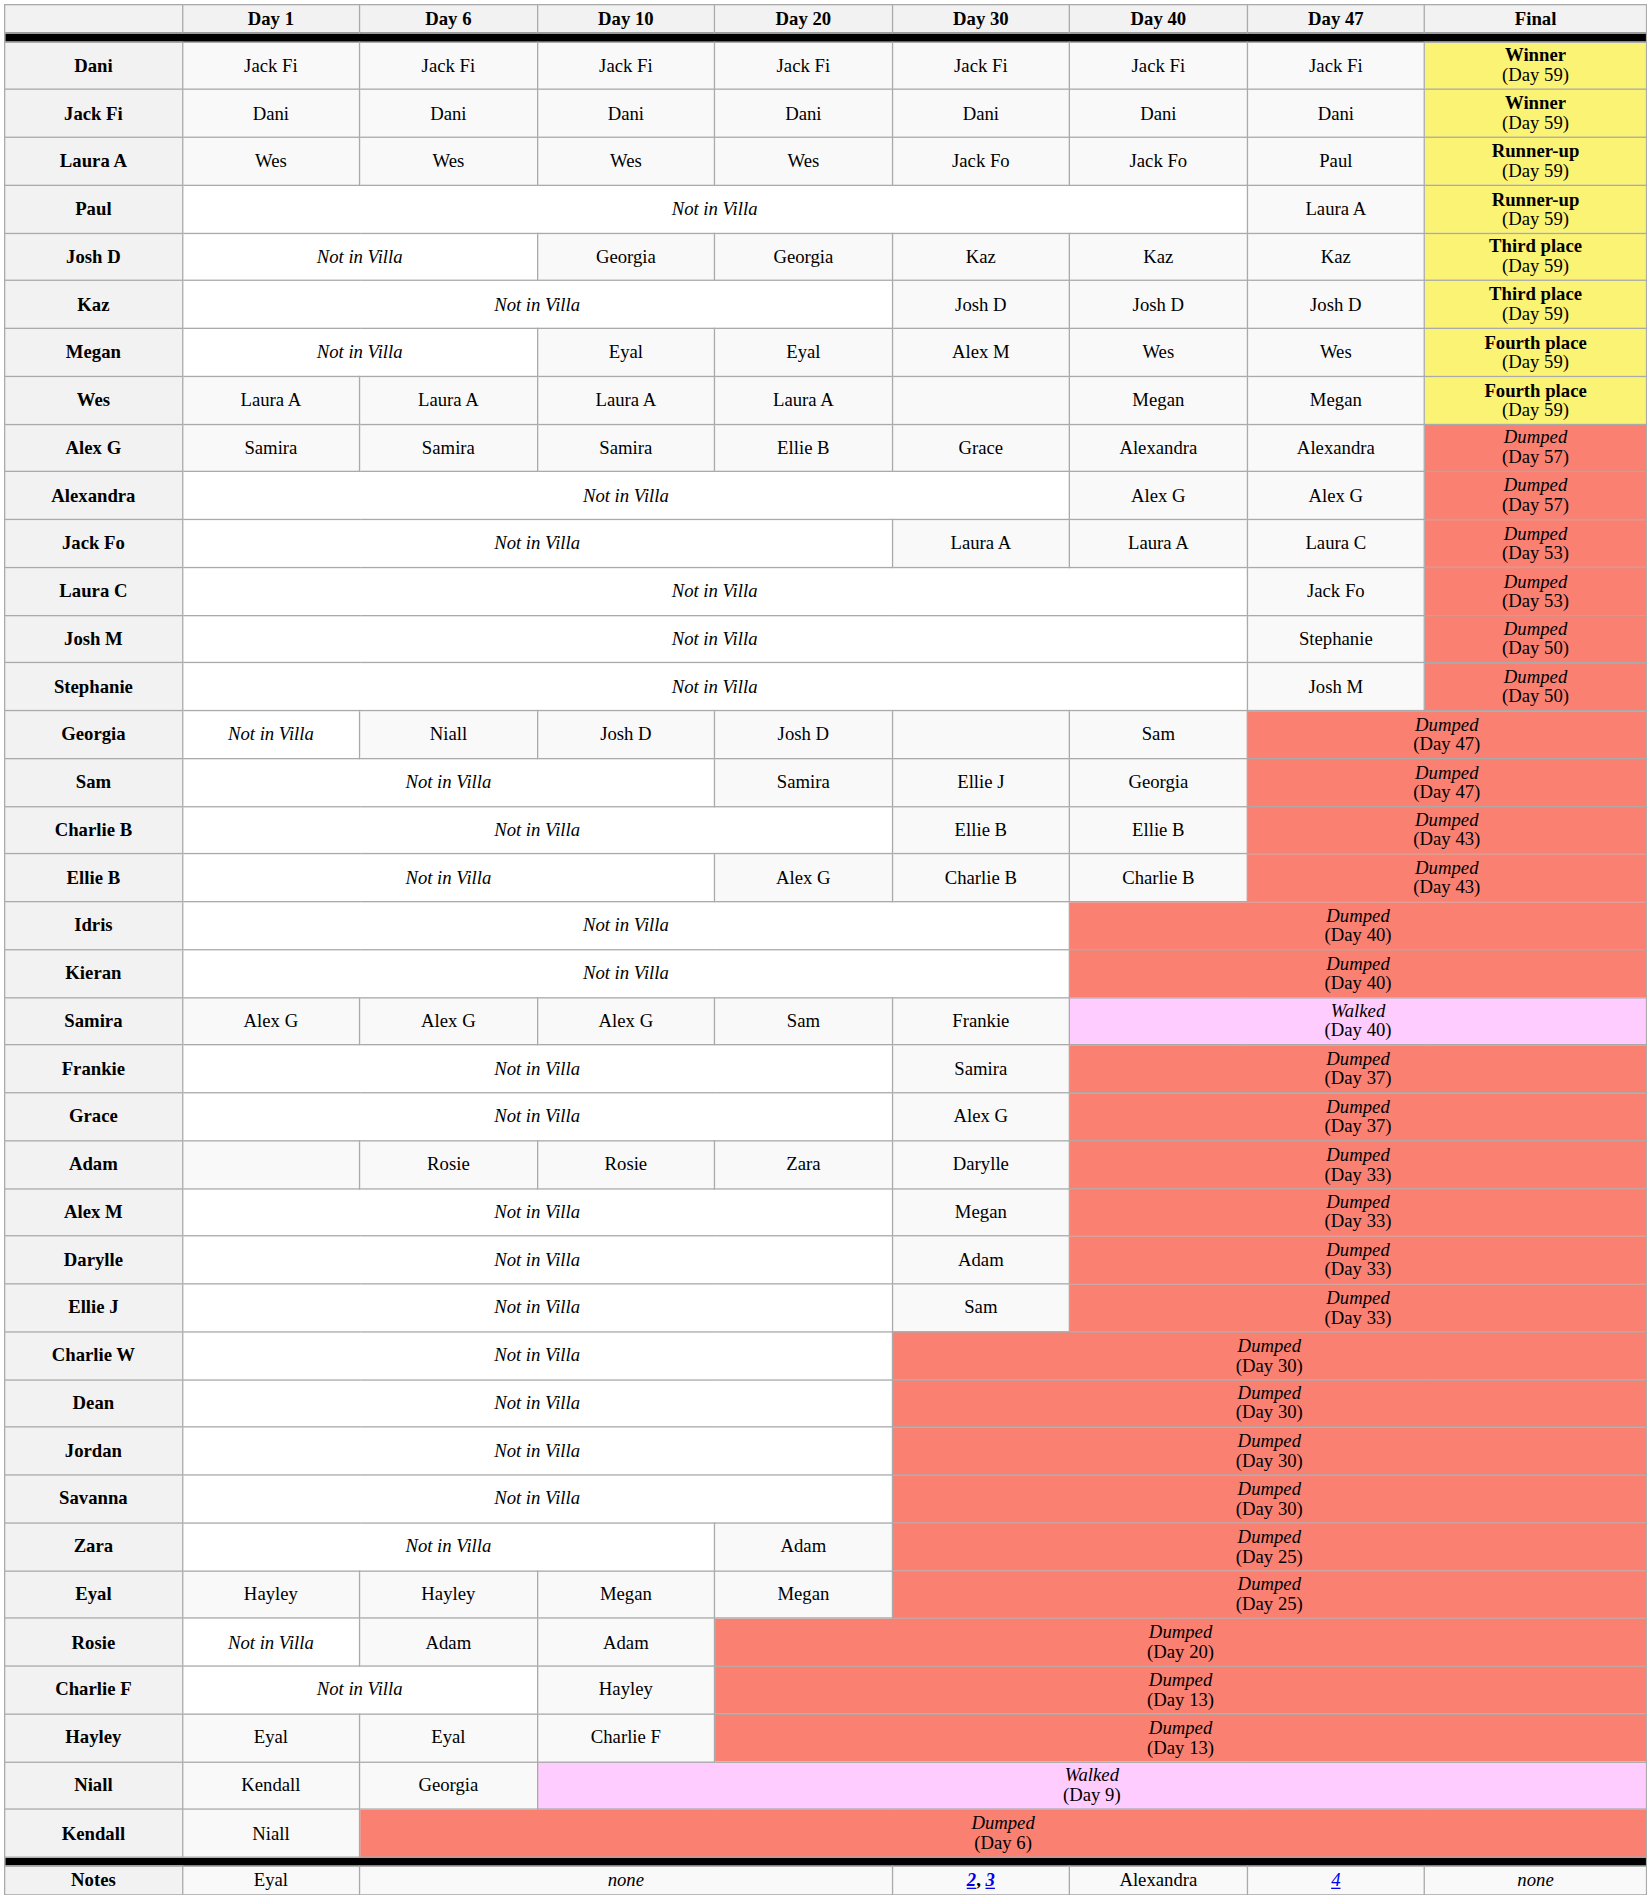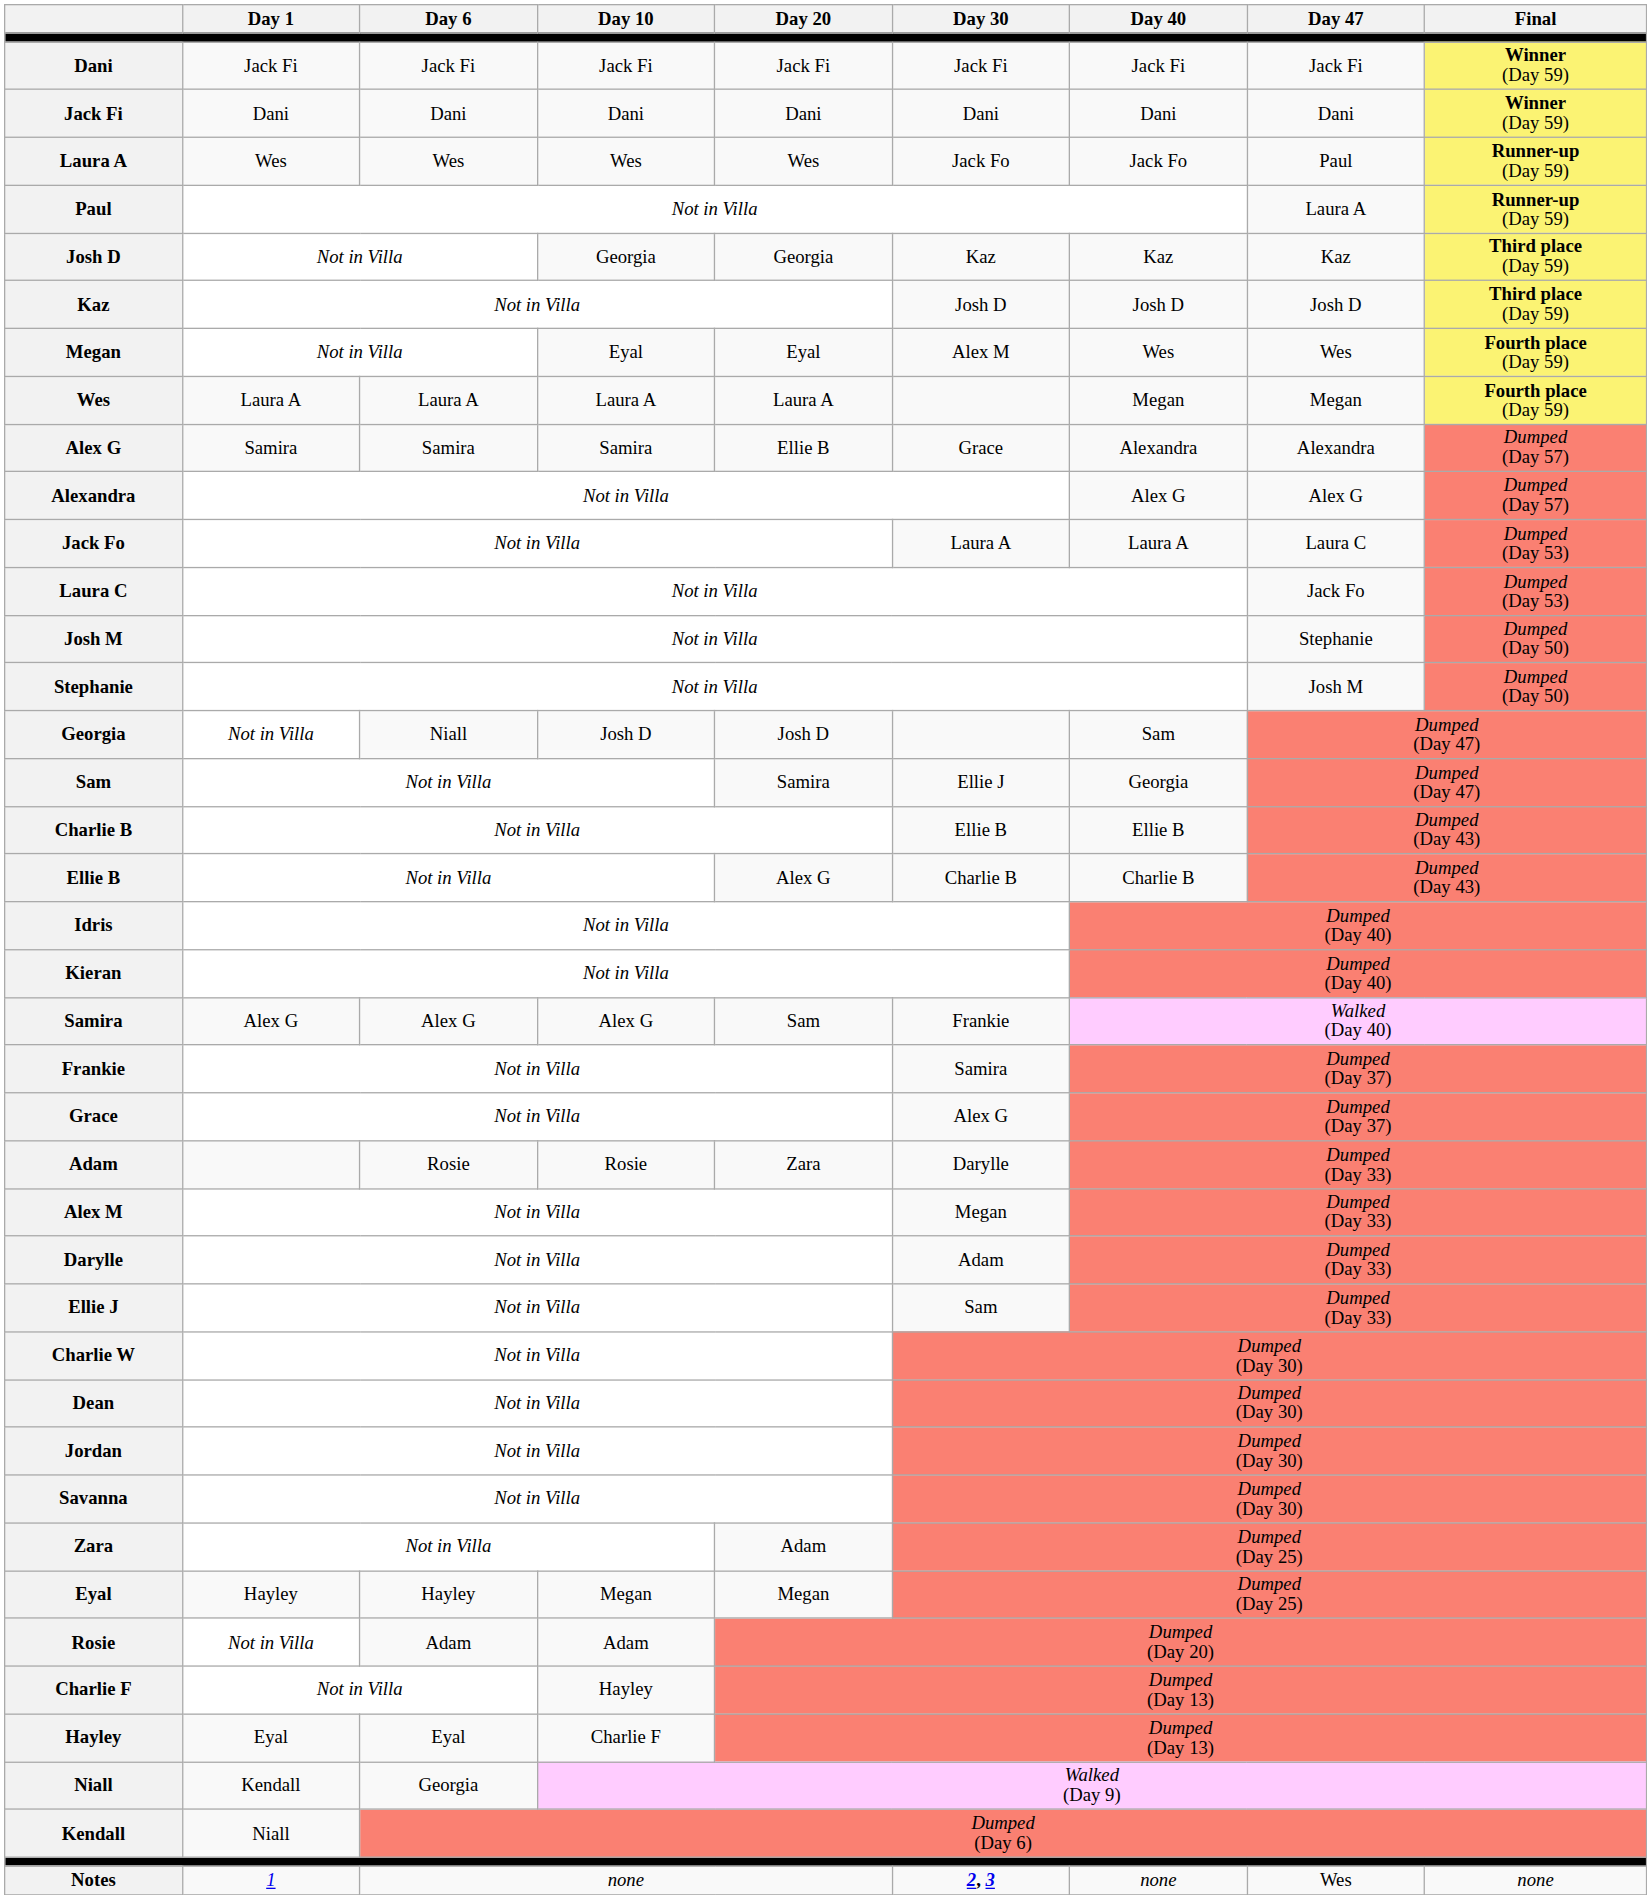(271, 1880) Eyal -> (271, 1880) 1
(1158, 1880) Alexandra -> (1158, 1880) none
(1336, 1880) 4 -> (1336, 1880) Wes
